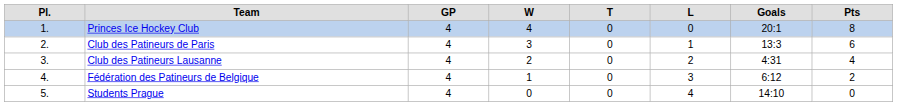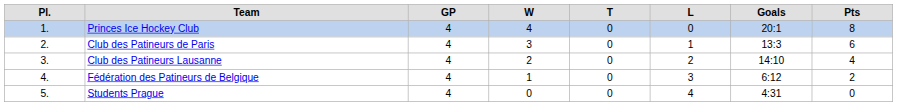(771, 61) 4:31 -> (771, 61) 14:10
(771, 93) 14:10 -> (771, 93) 4:31
